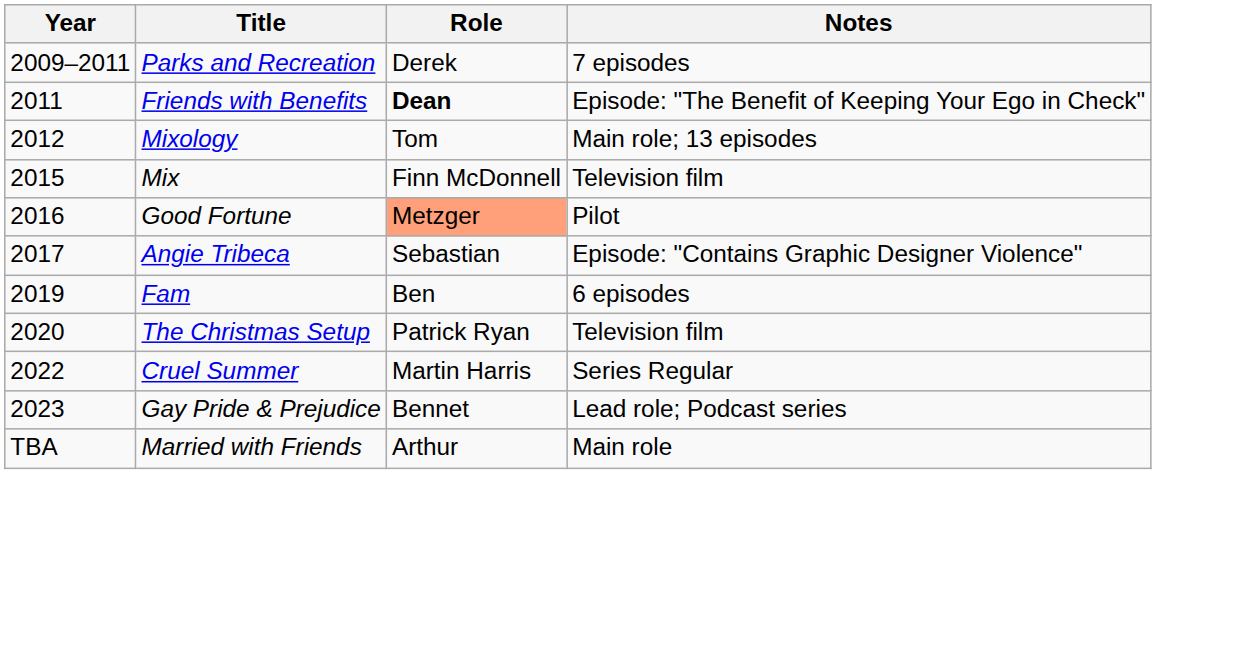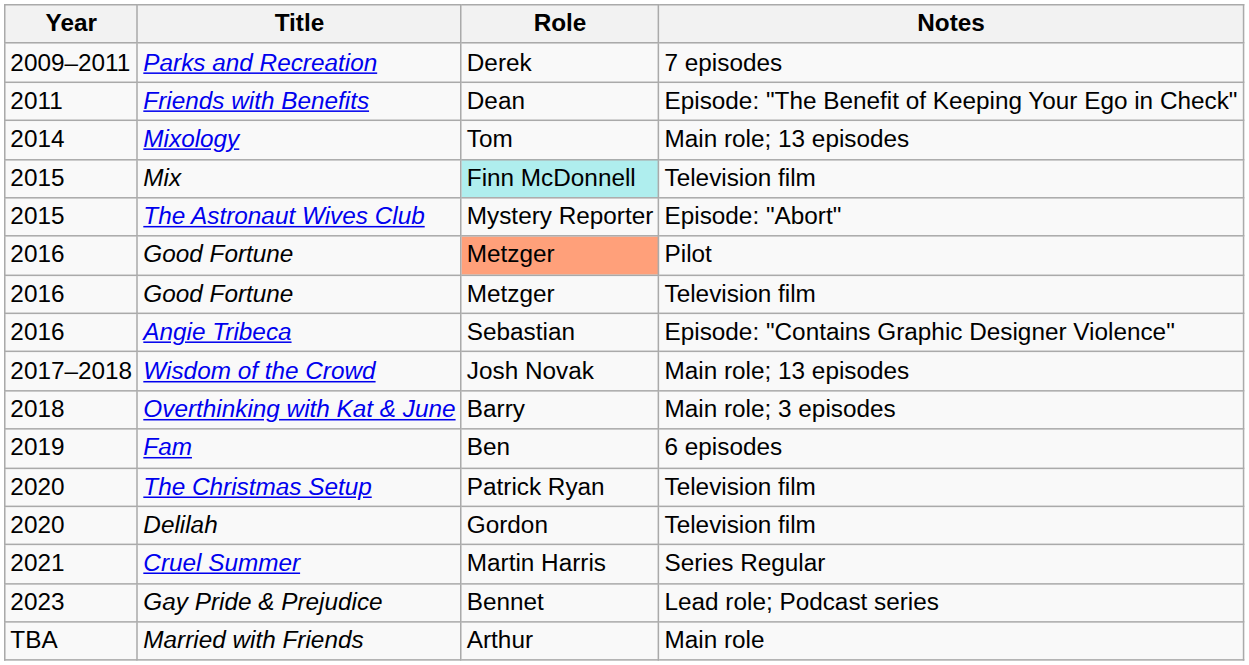(422, 100) bold -> (496, 100) normal
(37, 139) 2012 -> (37, 139) 2014
(476, 178) no background -> (551, 178) paleturquoise background
+ row: (284, 216)
+ row: (218, 293)
(37, 255) 2017 -> (37, 332) 2016
+ row: (259, 370)
+ row: (299, 409)
+ row: (180, 525)
(37, 370) 2022 -> (37, 563) 2021
